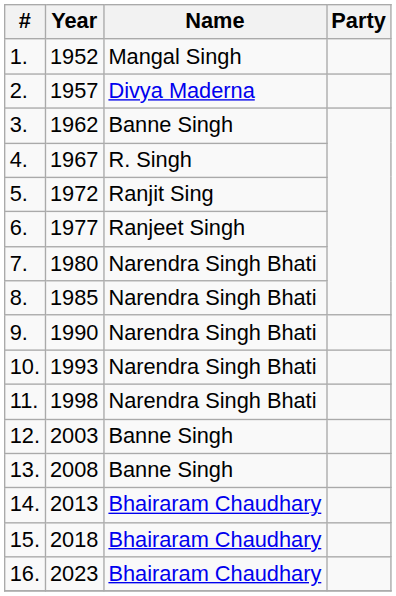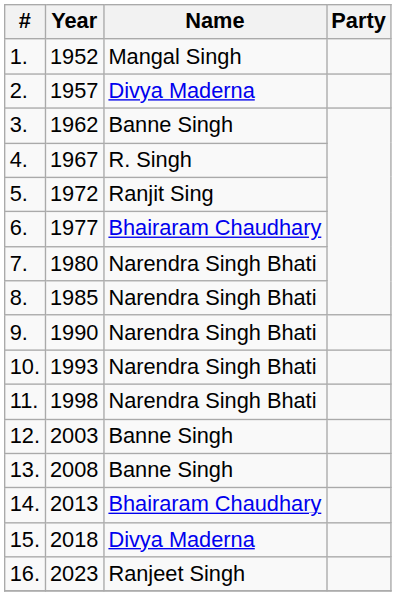(177, 228) Ranjeet Singh -> (215, 228) Bhairaram Chaudhary
(215, 539) Bhairaram Chaudhary -> (182, 539) Divya Maderna
(215, 573) Bhairaram Chaudhary -> (177, 573) Ranjeet Singh
